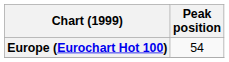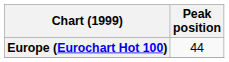(197, 47) 54 -> (197, 47) 44
